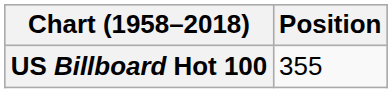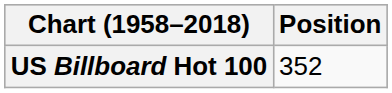(301, 66) 355 -> (301, 66) 352
